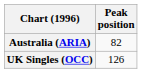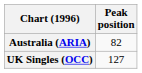(116, 59) 126 -> (116, 59) 127
